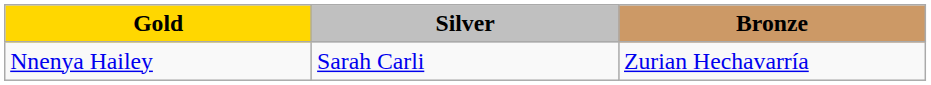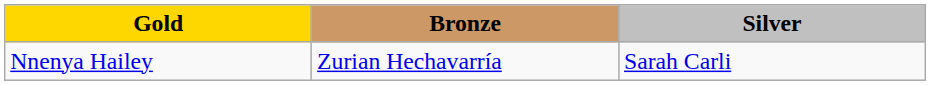columns swapped: (465, 23) <-> (772, 23)
